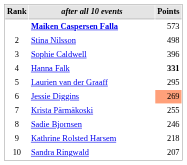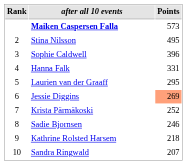(173, 40) 498 -> (173, 40) 495
(173, 68) bold -> (173, 68) normal
(173, 110) 255 -> (173, 110) 252
